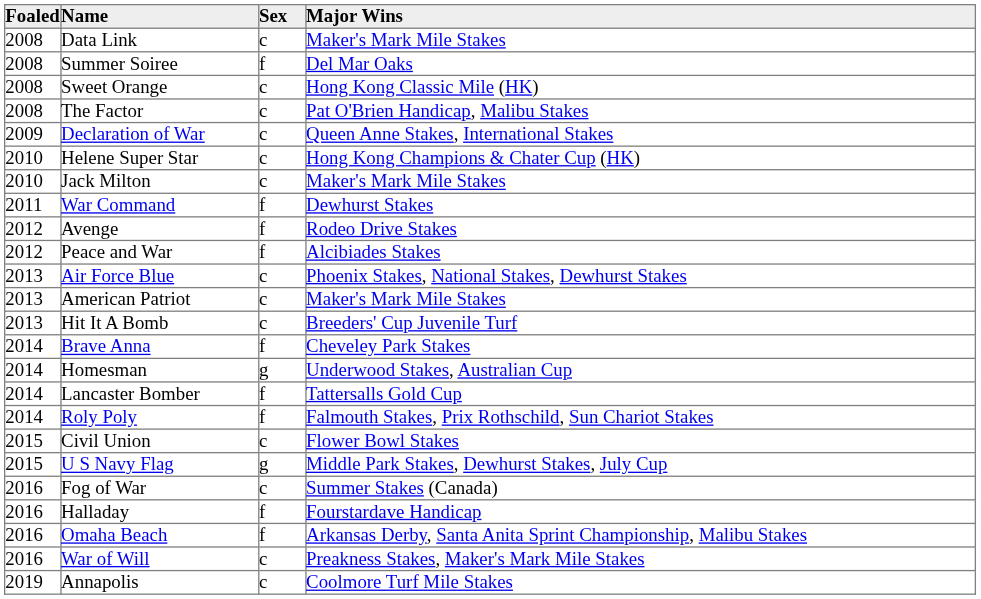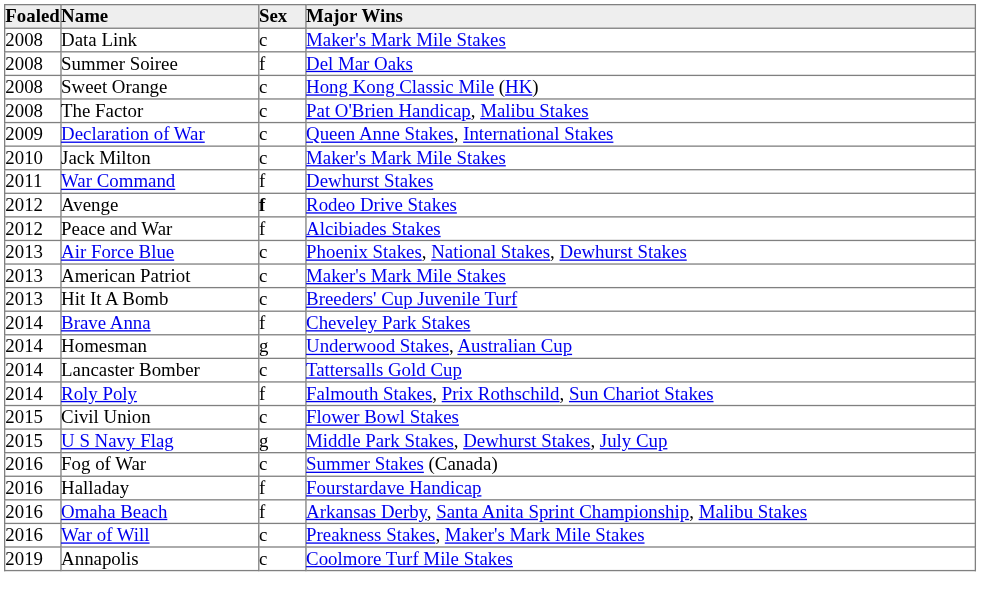- row: (130, 157)
(262, 228) normal -> (262, 204) bold
(262, 393) f -> (263, 369) c
